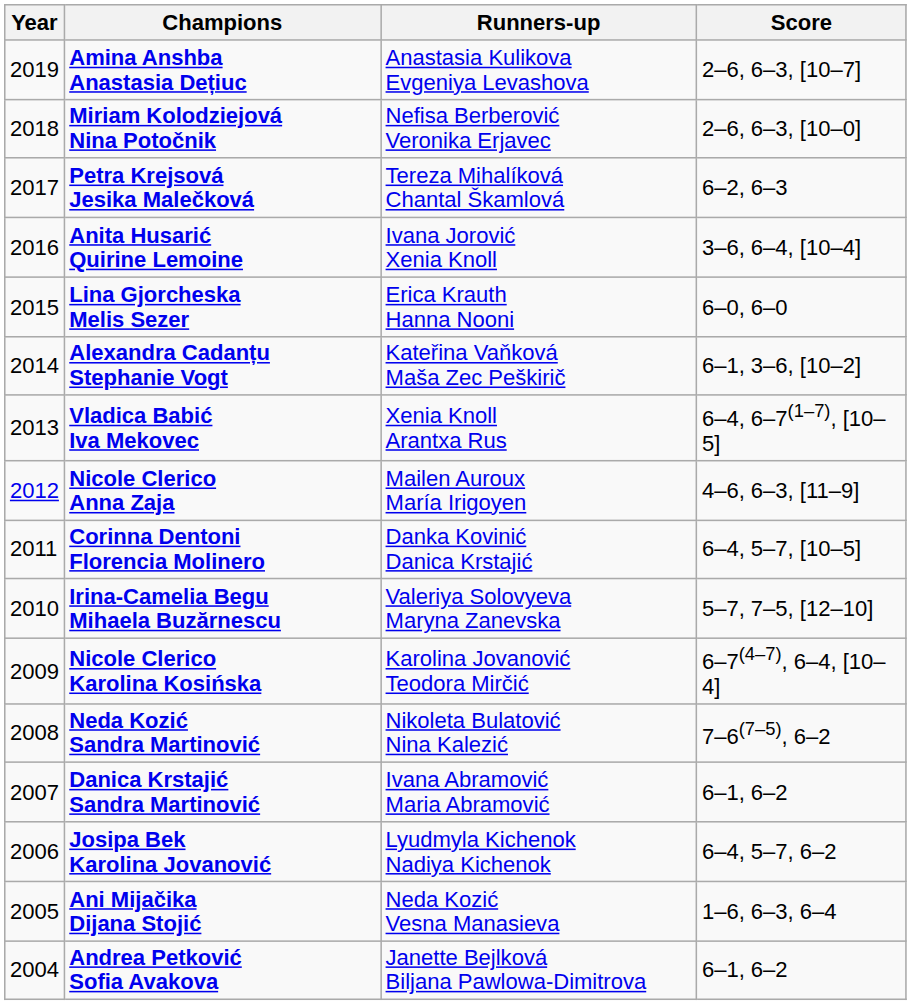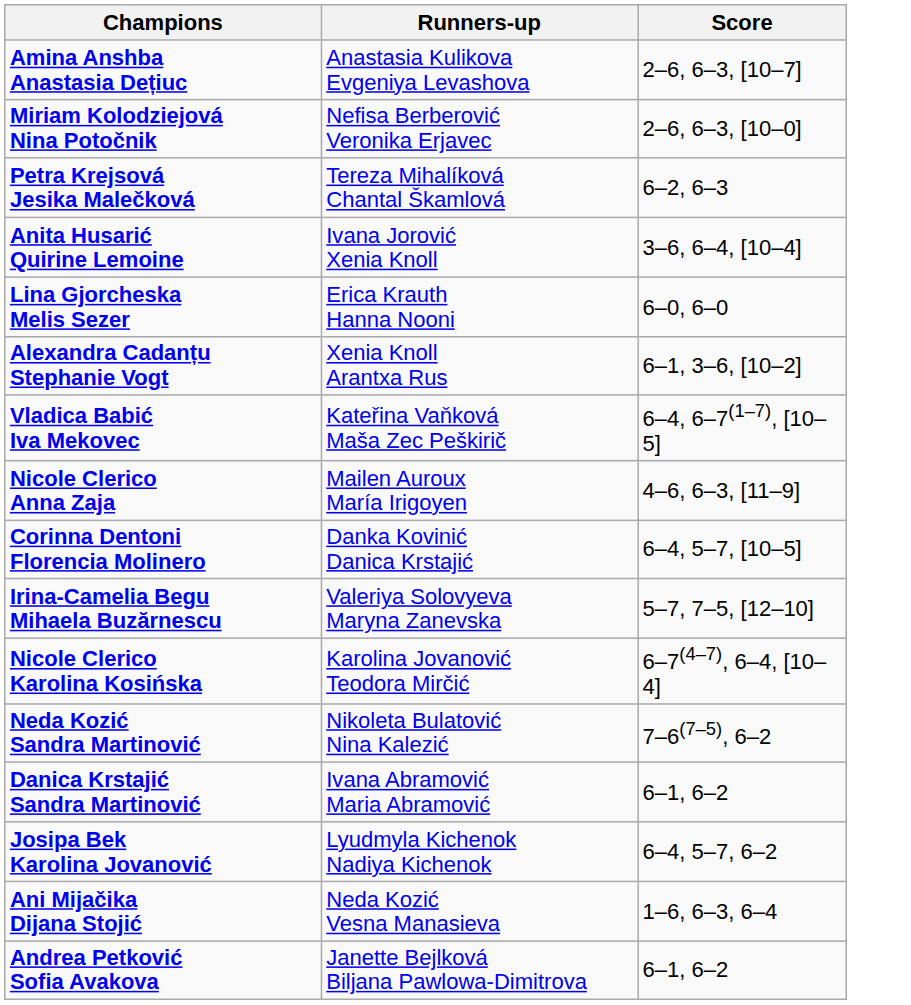- column: (34, 23)
(476, 366) Kateřina Vaňková Maša Zec Peškirič -> (387, 366) Xenia Knoll Arantxa Rus
(446, 428) Xenia Knoll Arantxa Rus -> (416, 428) Kateřina Vaňková Maša Zec Peškirič
